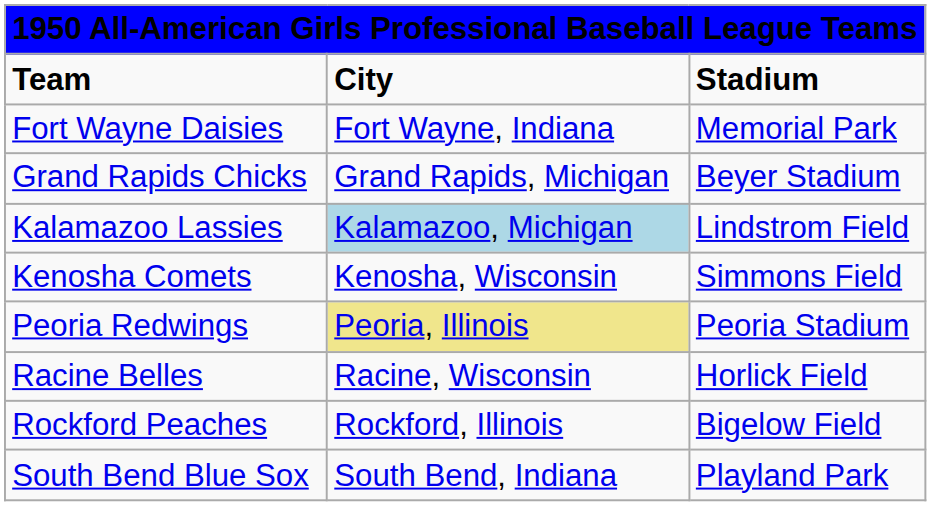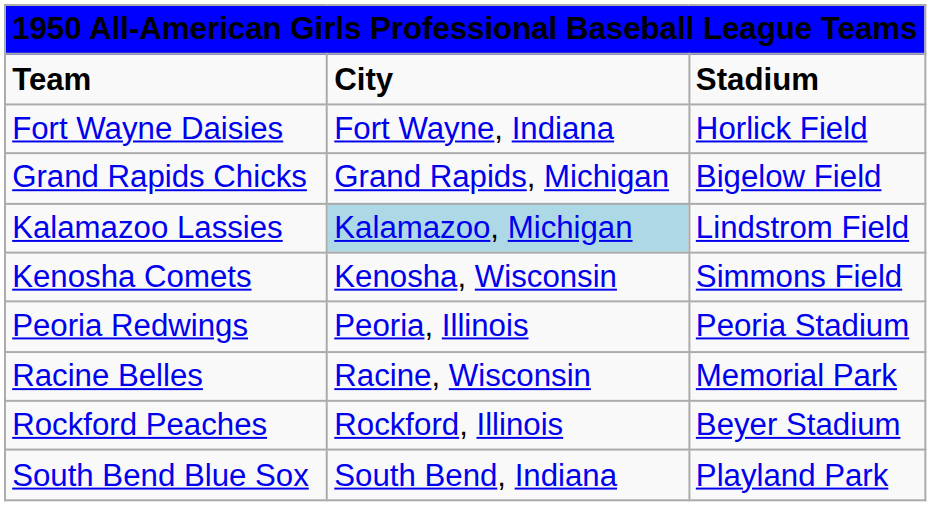(796, 128) Memorial Park -> (782, 128) Horlick Field
(798, 177) Beyer Stadium -> (789, 177) Bigelow Field
(431, 326) khaki background -> (431, 326) no background
(782, 375) Horlick Field -> (796, 375) Memorial Park
(789, 425) Bigelow Field -> (798, 425) Beyer Stadium
